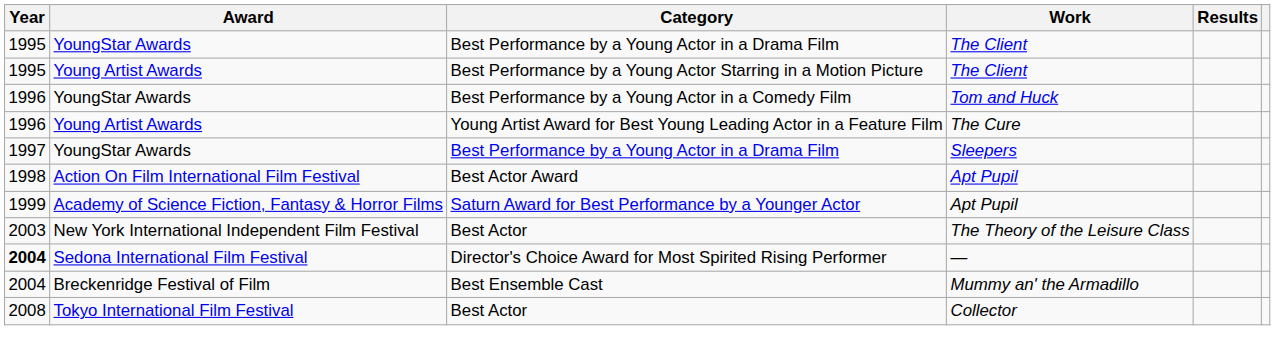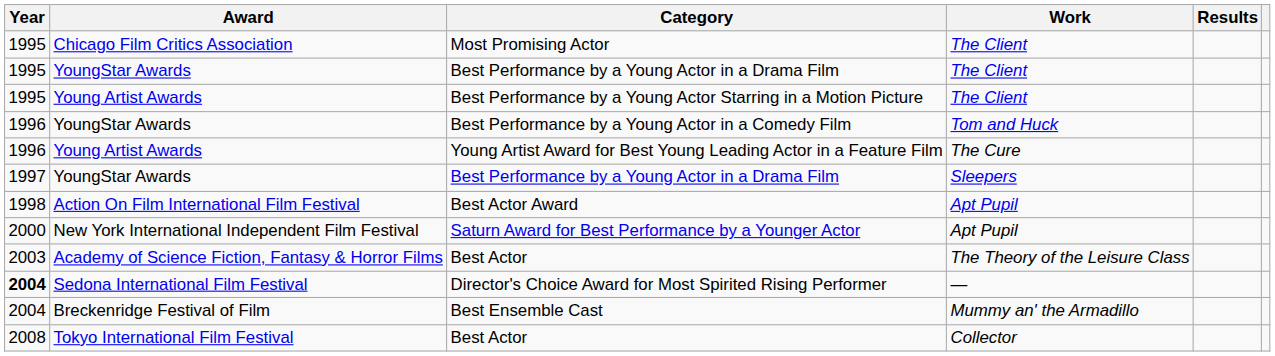+ row: (530, 44)
(27, 204) 1999 -> (27, 230) 2000
(248, 204) Academy of Science Fiction, Fantasy & Horror Films -> (236, 230) New York International Independent Film Festival
(236, 230) New York International Independent Film Festival -> (248, 257) Academy of Science Fiction, Fantasy & Horror Films
